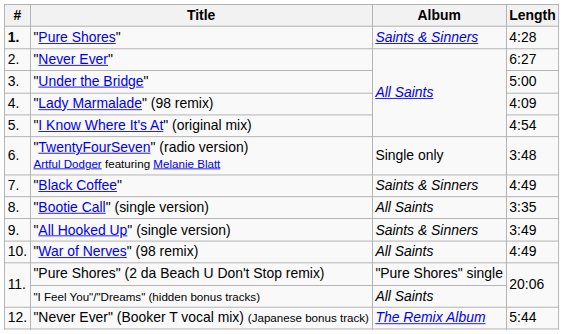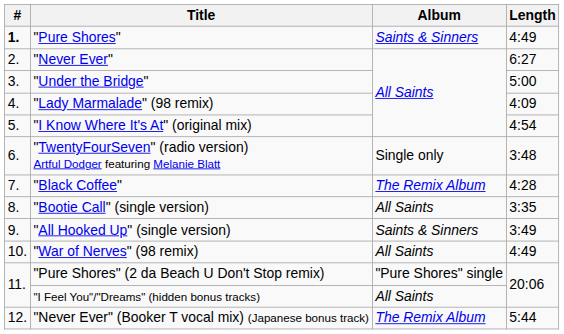(523, 37) 4:28 -> (523, 37) 4:49
(427, 185) Saints & Sinners -> (430, 185) The Remix Album
(523, 185) 4:49 -> (523, 185) 4:28
